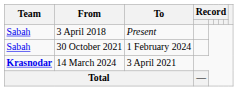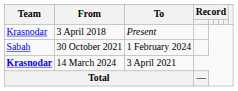(18, 32) Sabah -> (27, 32) Krasnodar
